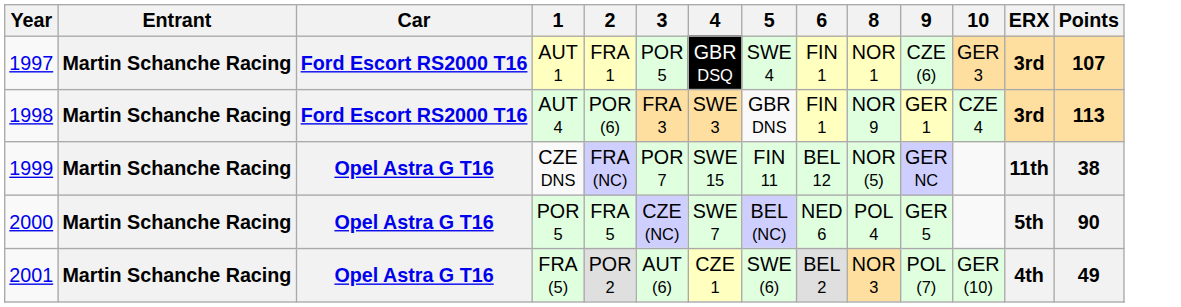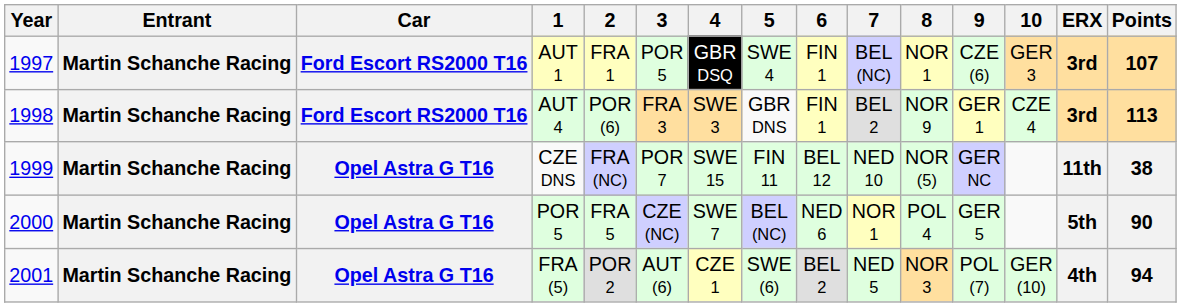+ column: (874, 21)
(1089, 275) 49 -> (1142, 275) 94
